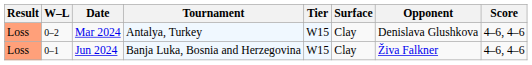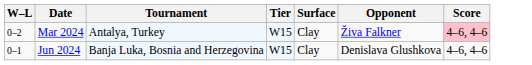- column: (23, 13)
(428, 32) Denislava Glushkova -> (371, 32) Živa Falkner
(504, 32) no background -> (467, 32) pink background
(408, 50) Živa Falkner -> (391, 50) Denislava Glushkova
